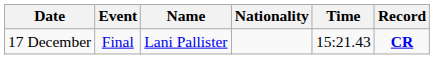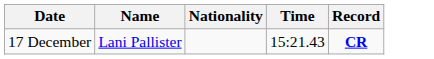- column: (118, 16)
